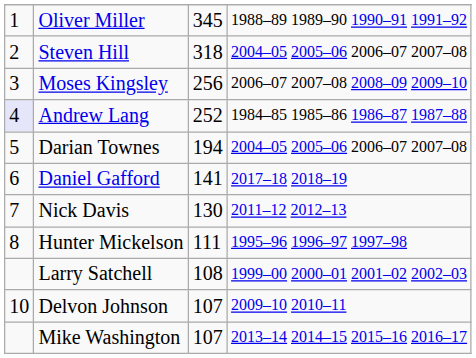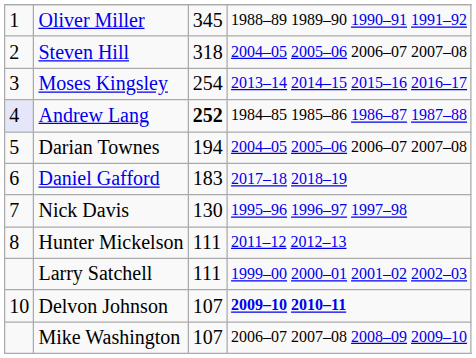(208, 83) 256 -> (208, 83) 254
(349, 83) 2006–07 2007–08 2008–09 2009–10 -> (349, 83) 2013–14 2014–15 2015–16 2016–17
(208, 115) normal -> (208, 115) bold
(208, 178) 141 -> (208, 178) 183
(289, 210) 2011–12 2012–13 -> (319, 210) 1995–96 1996–97 1997–98
(319, 242) 1995–96 1996–97 1997–98 -> (289, 242) 2011–12 2012–13
(208, 274) 108 -> (207, 274) 111
(289, 305) normal -> (289, 305) bold
(349, 337) 2013–14 2014–15 2015–16 2016–17 -> (349, 337) 2006–07 2007–08 2008–09 2009–10
